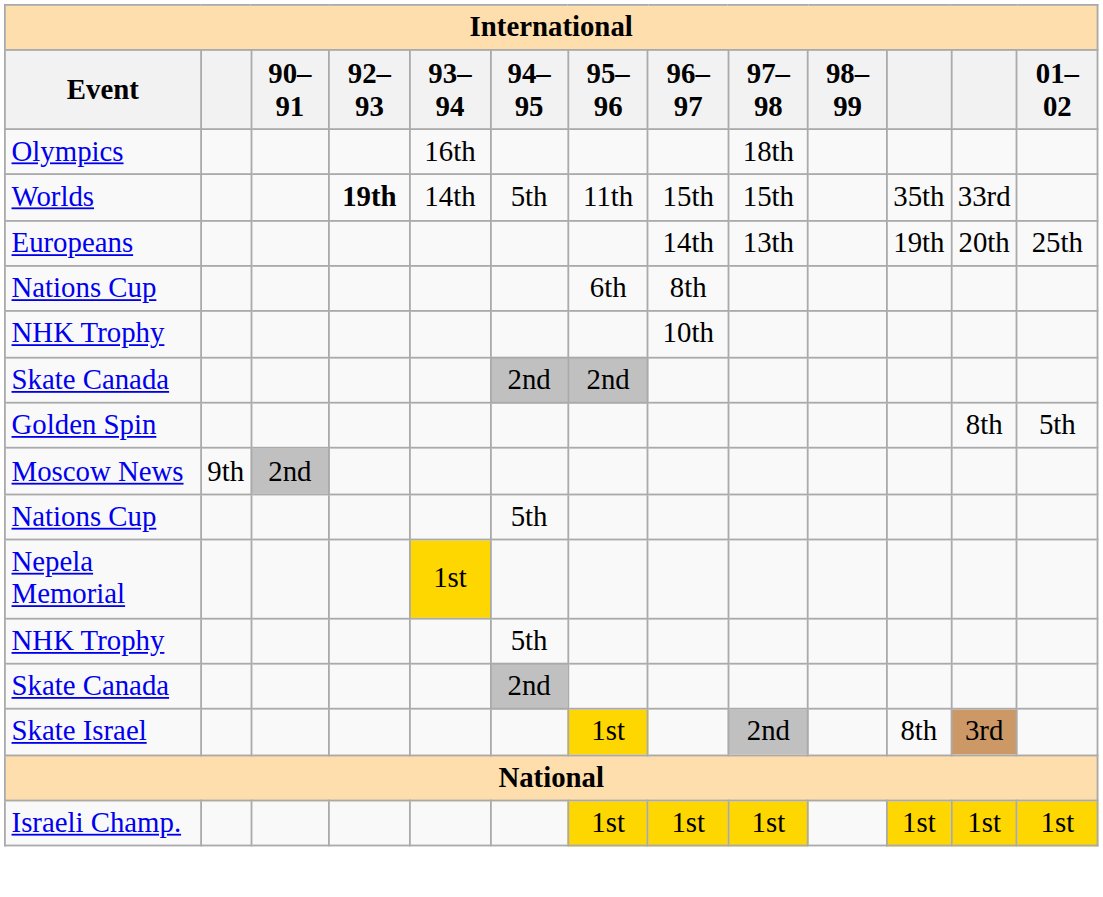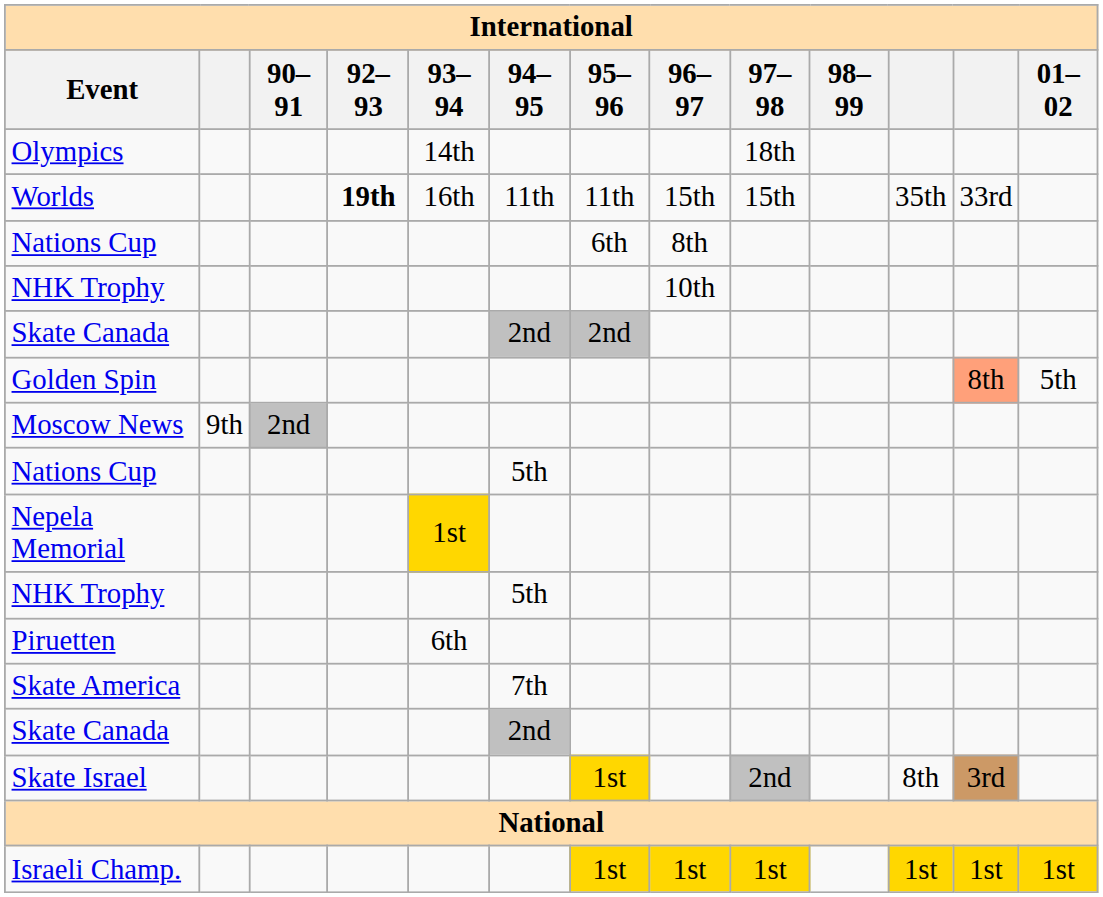(450, 151) 16th -> (449, 151) 14th
(450, 196) 14th -> (449, 196) 16th
(529, 196) 5th -> (529, 196) 11th
- row: (72, 242)
(984, 425) no background -> (986, 379) lightsalmon background
+ row: (64, 640)
+ row: (96, 685)
